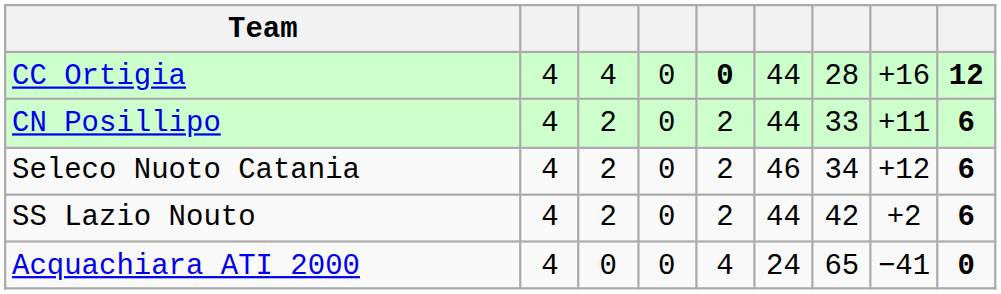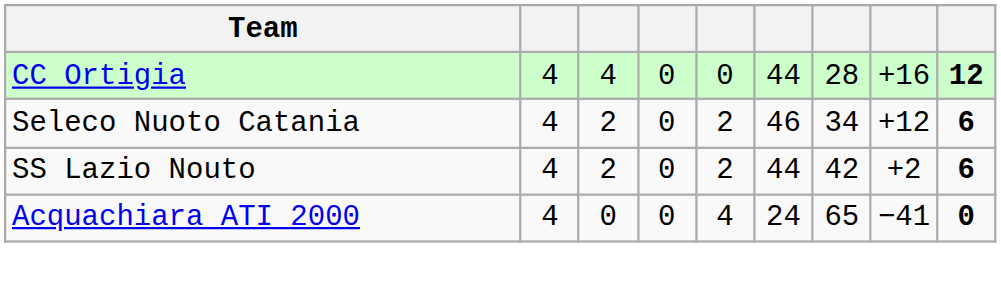(725, 76) bold -> (725, 76) normal
- row: (116, 123)
